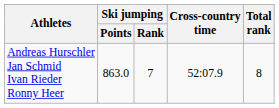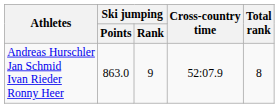(151, 73) 7 -> (151, 73) 9
